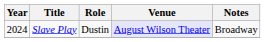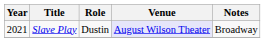(17, 29) 2024 -> (17, 29) 2021
